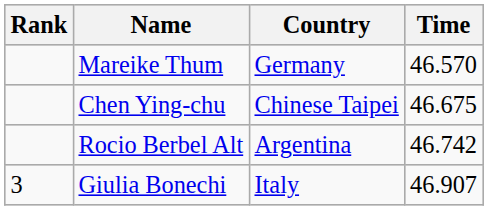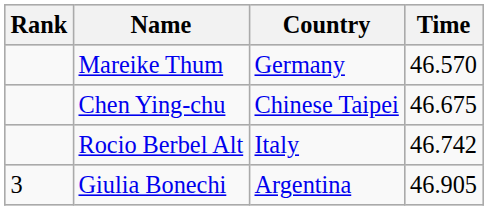(303, 145) Argentina -> (277, 145) Italy
(277, 185) Italy -> (303, 185) Argentina
(444, 185) 46.907 -> (444, 185) 46.905
